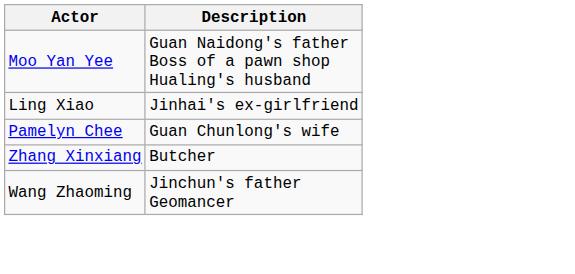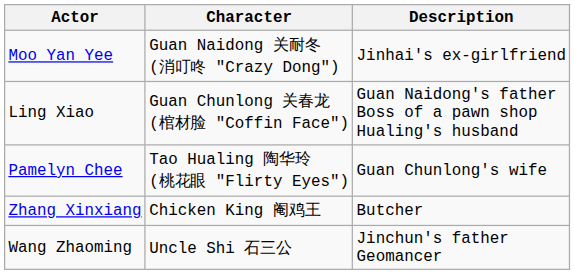+ column: (249, 18)
(249, 62) Guan Naidong's father Boss of a pawn shop Hualing's husband -> (461, 56) Jinhai's ex-girlfriend
(254, 106) Jinhai's ex-girlfriend -> (457, 113) Guan Naidong's father Boss of a pawn shop Hualing's husband
